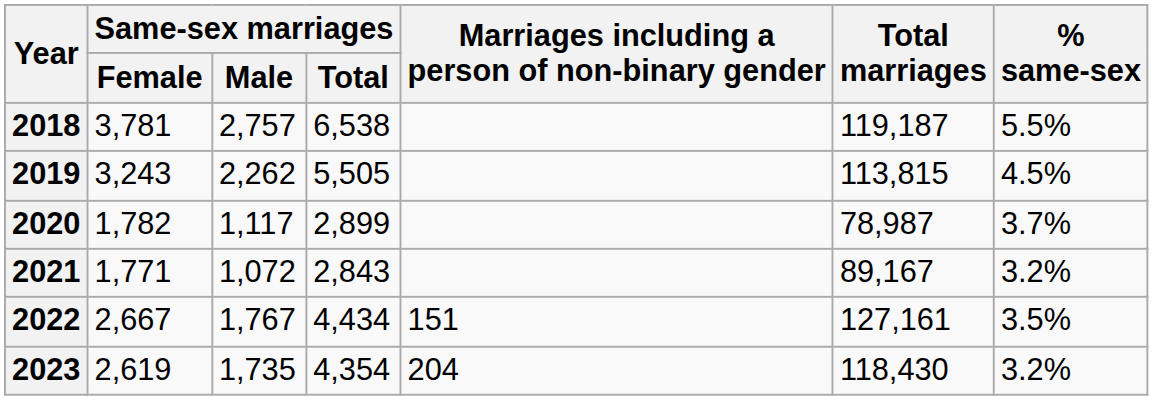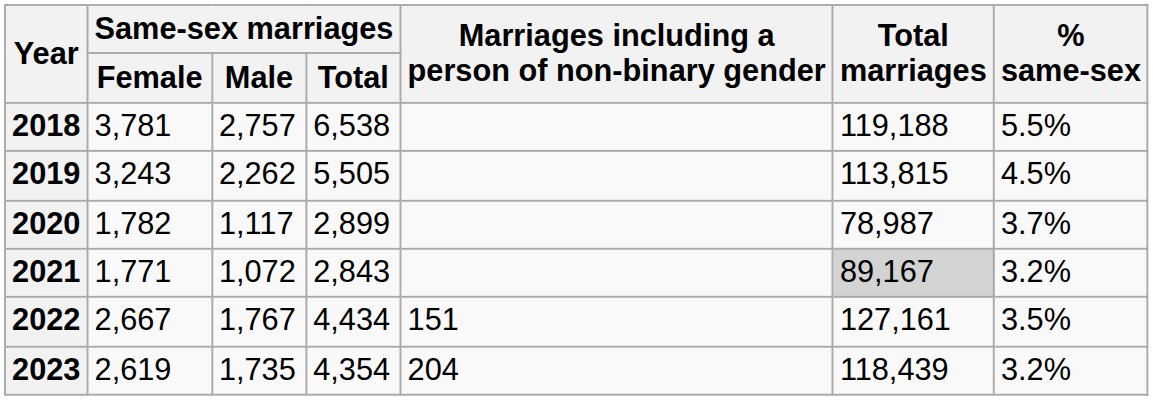(894, 126) 119,187 -> (894, 126) 119,188
(887, 272) no background -> (887, 272) lightgrey background
(894, 369) 118,430 -> (894, 369) 118,439
